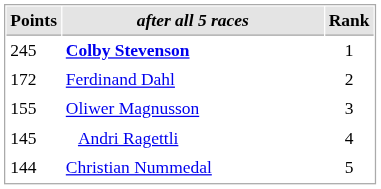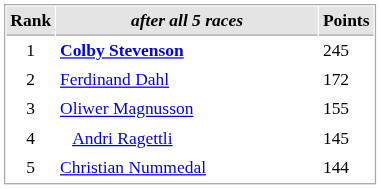columns swapped: (349, 20) <-> (34, 20)
